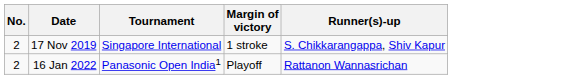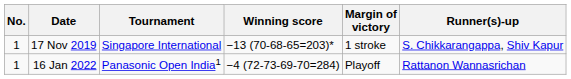+ column: (283, 20)
(16, 45) 2 -> (16, 45) 1
(16, 64) 2 -> (16, 64) 1
